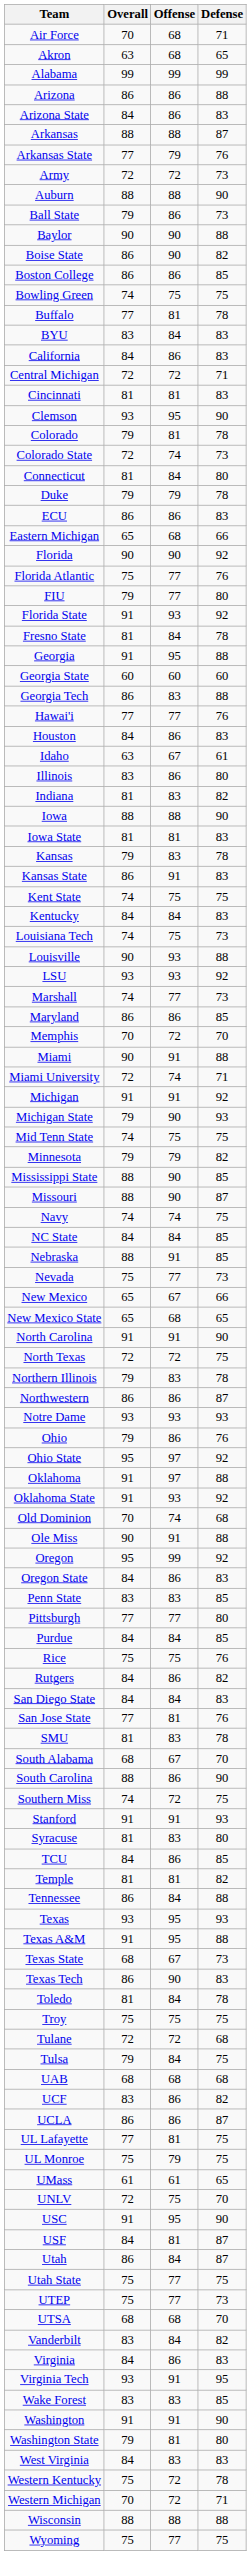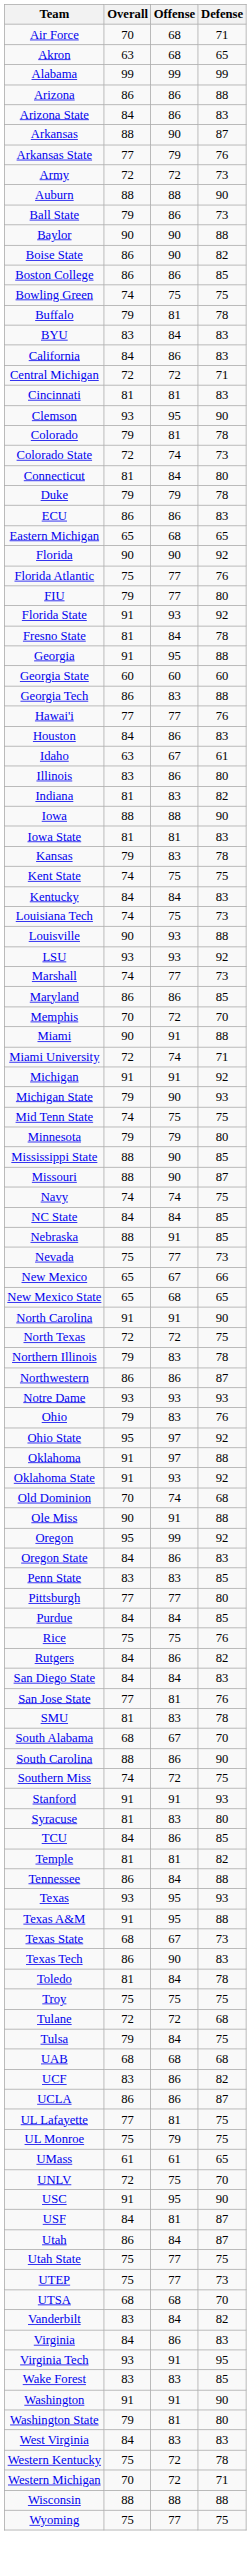(174, 134) 88 -> (174, 134) 90
(128, 315) 77 -> (128, 315) 79
(222, 535) 66 -> (222, 535) 65
- row: (54, 876)
(222, 1157) 82 -> (222, 1137) 80
(174, 1437) 86 -> (174, 1417) 83
